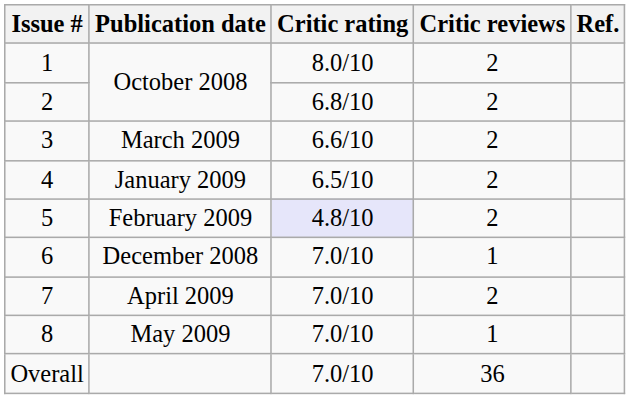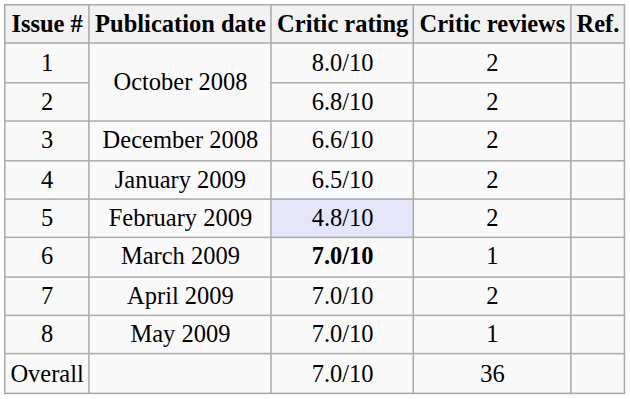(180, 140) March 2009 -> (180, 140) December 2008
(180, 256) December 2008 -> (180, 256) March 2009
(343, 256) normal -> (343, 256) bold
